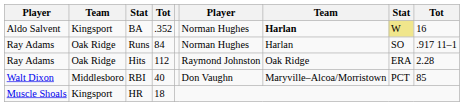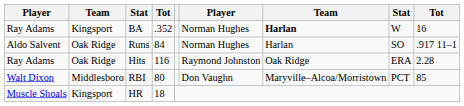(34, 28) Aldo Salvent -> (30, 28) Ray Adams
(396, 28) khaki background -> (396, 28) no background
(30, 45) Ray Adams -> (34, 45) Aldo Salvent
(162, 61) 112 -> (162, 61) 116
(159, 77) 40 -> (159, 77) 80
